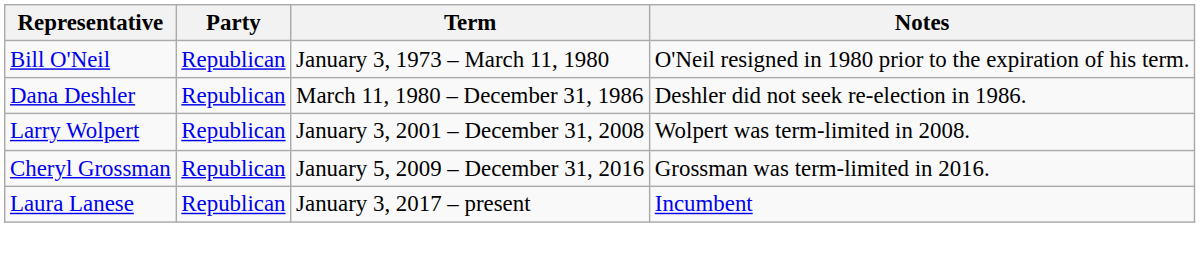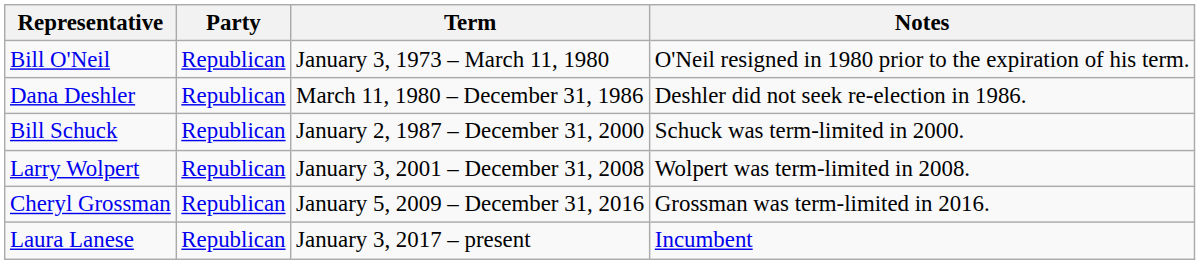+ row: (64, 131)
